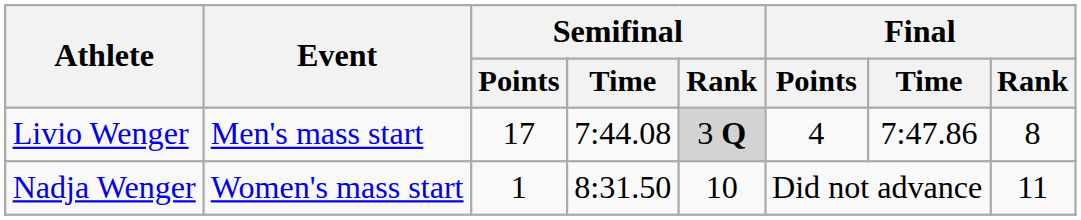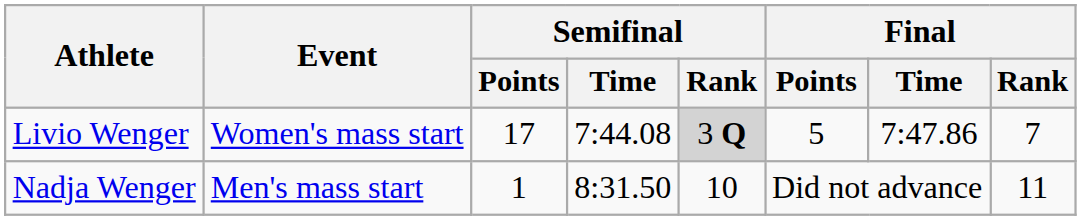(317, 134) Men's mass start -> (337, 134) Women's mass start
(816, 134) 4 -> (816, 134) 5
(1033, 134) 8 -> (1033, 134) 7
(337, 187) Women's mass start -> (317, 187) Men's mass start
